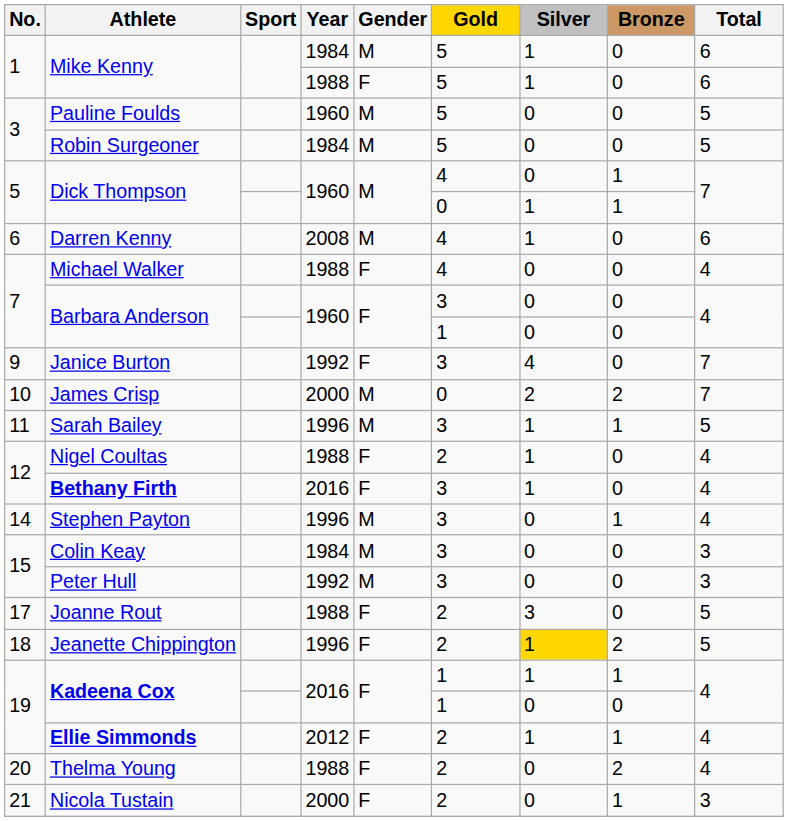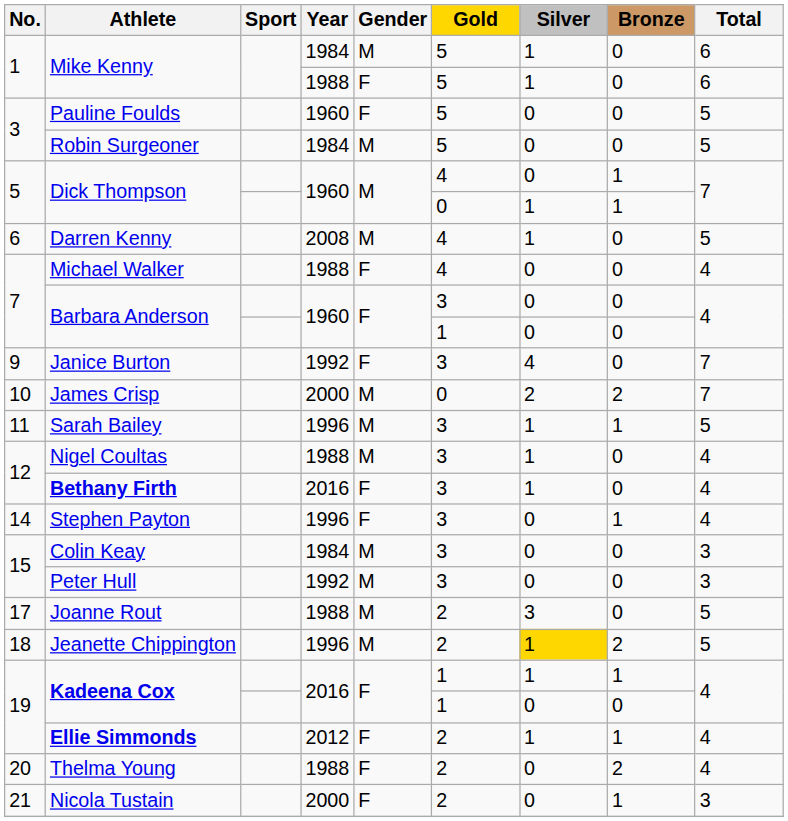(367, 113) M -> (364, 113) F
(705, 238) 6 -> (705, 238) 5
(364, 457) F -> (367, 457) M
(442, 457) 2 -> (442, 457) 3
(367, 519) M -> (364, 519) F
(364, 613) F -> (367, 613) M
(364, 644) F -> (367, 644) M
